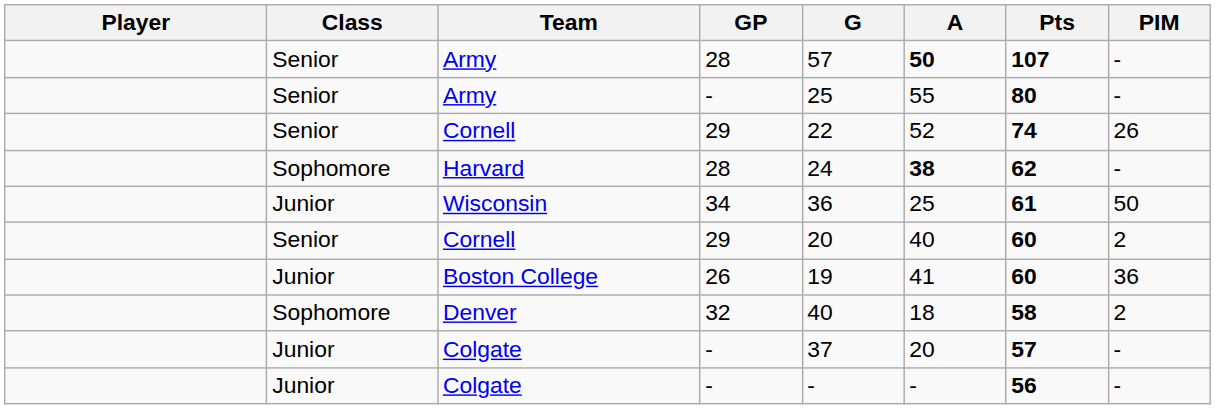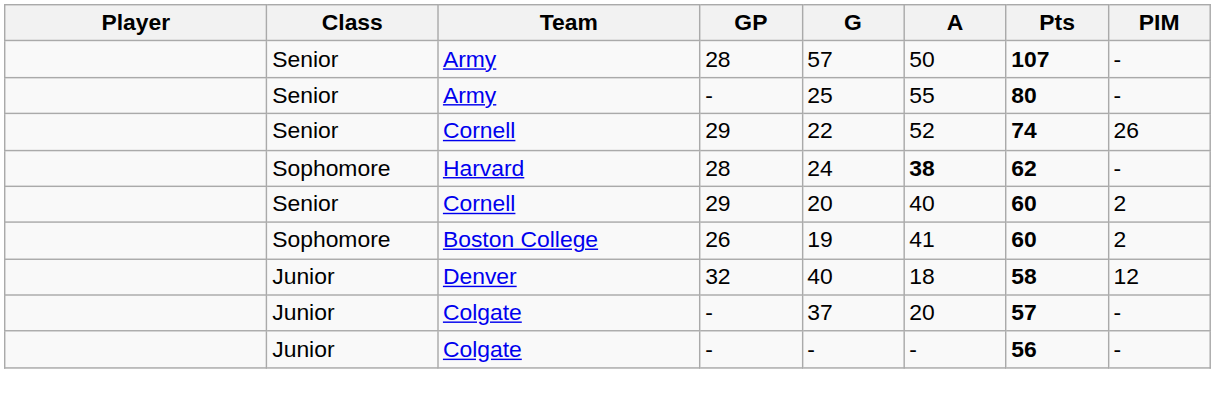(922, 58) bold -> (922, 58) normal
- row: (495, 204)
(303, 276) Junior -> (331, 240) Sophomore
(1126, 276) 36 -> (1120, 240) 2
(331, 312) Sophomore -> (303, 276) Junior
(1120, 312) 2 -> (1126, 276) 12
